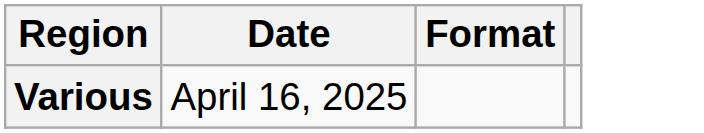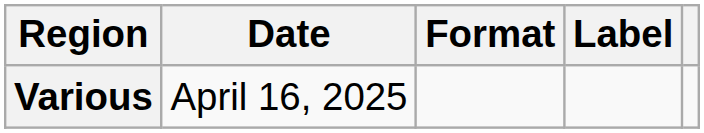+ column: (623, 34)
